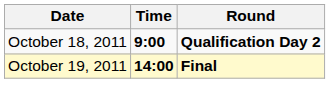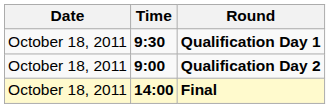+ row: (251, 41)
(67, 66) October 19, 2011 -> (67, 90) October 18, 2011
